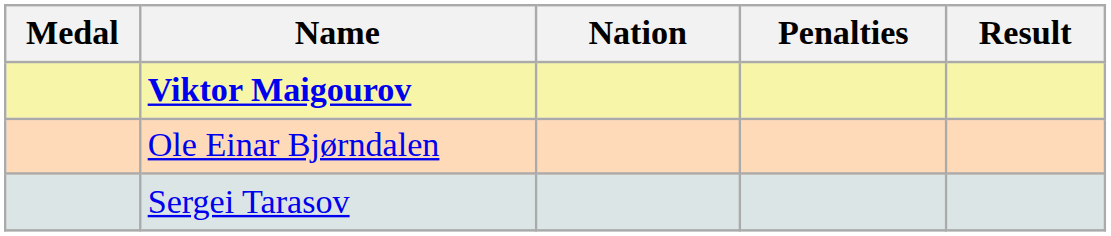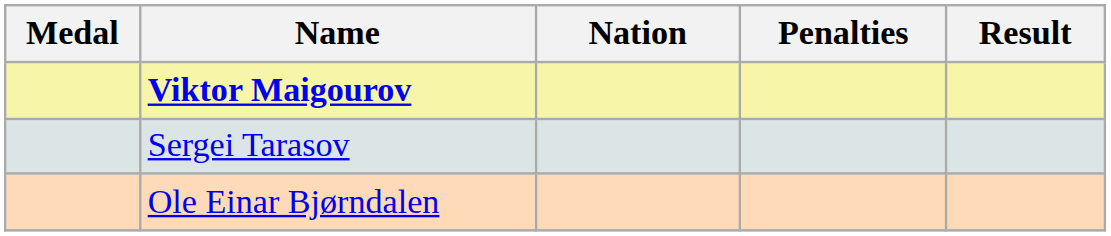rows swapped: (249, 201) <-> (294, 145)
